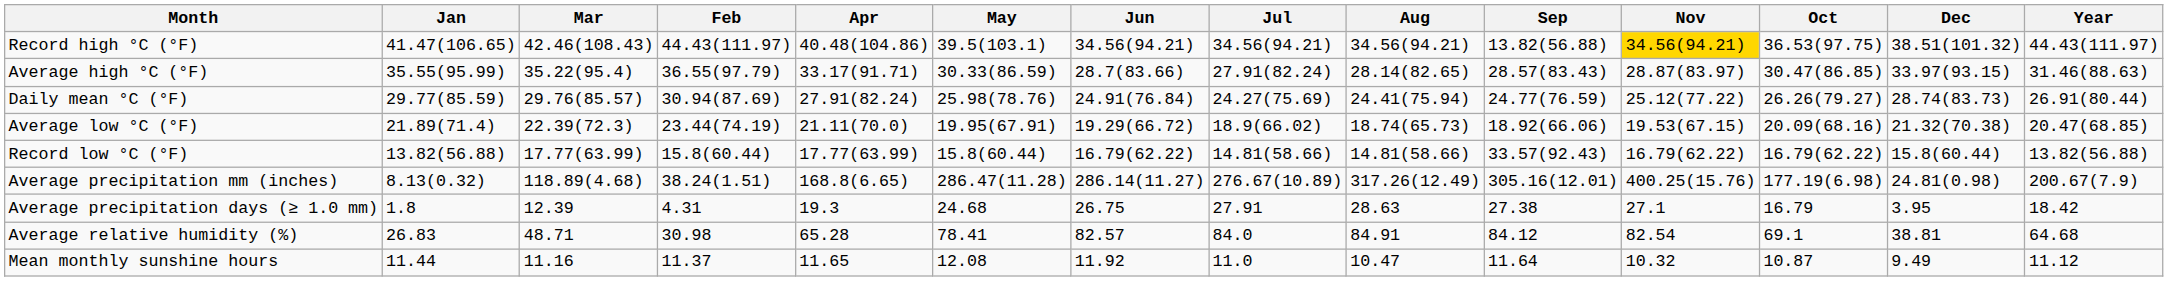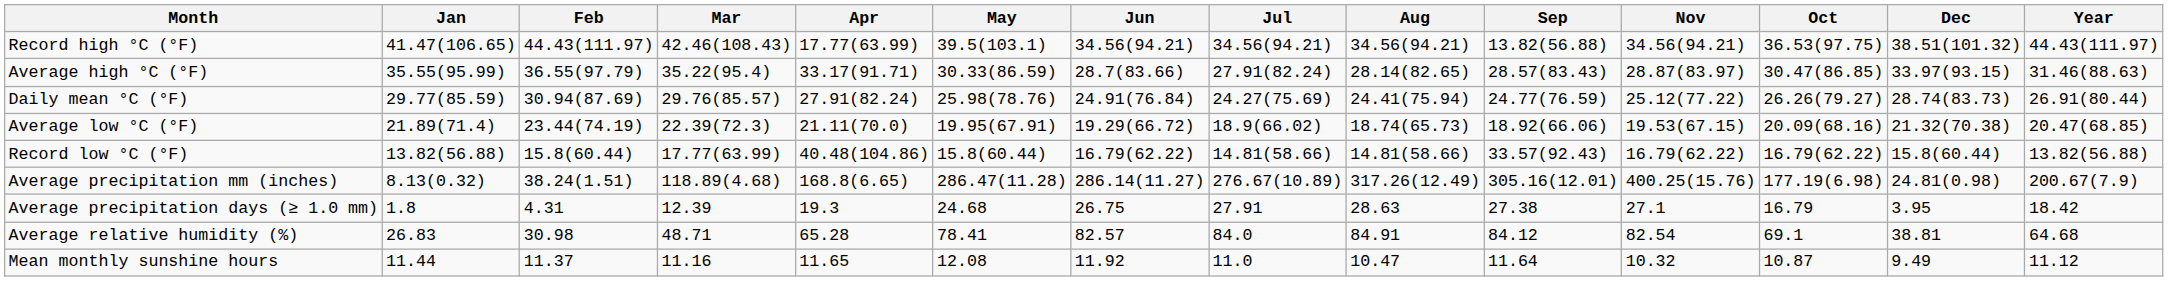columns swapped: (726, 18) <-> (589, 18)
(864, 45) 40.48(104.86) -> (859, 45) 17.77(63.99)
(1686, 45) gold background -> (1686, 45) no background
(859, 154) 17.77(63.99) -> (864, 154) 40.48(104.86)
